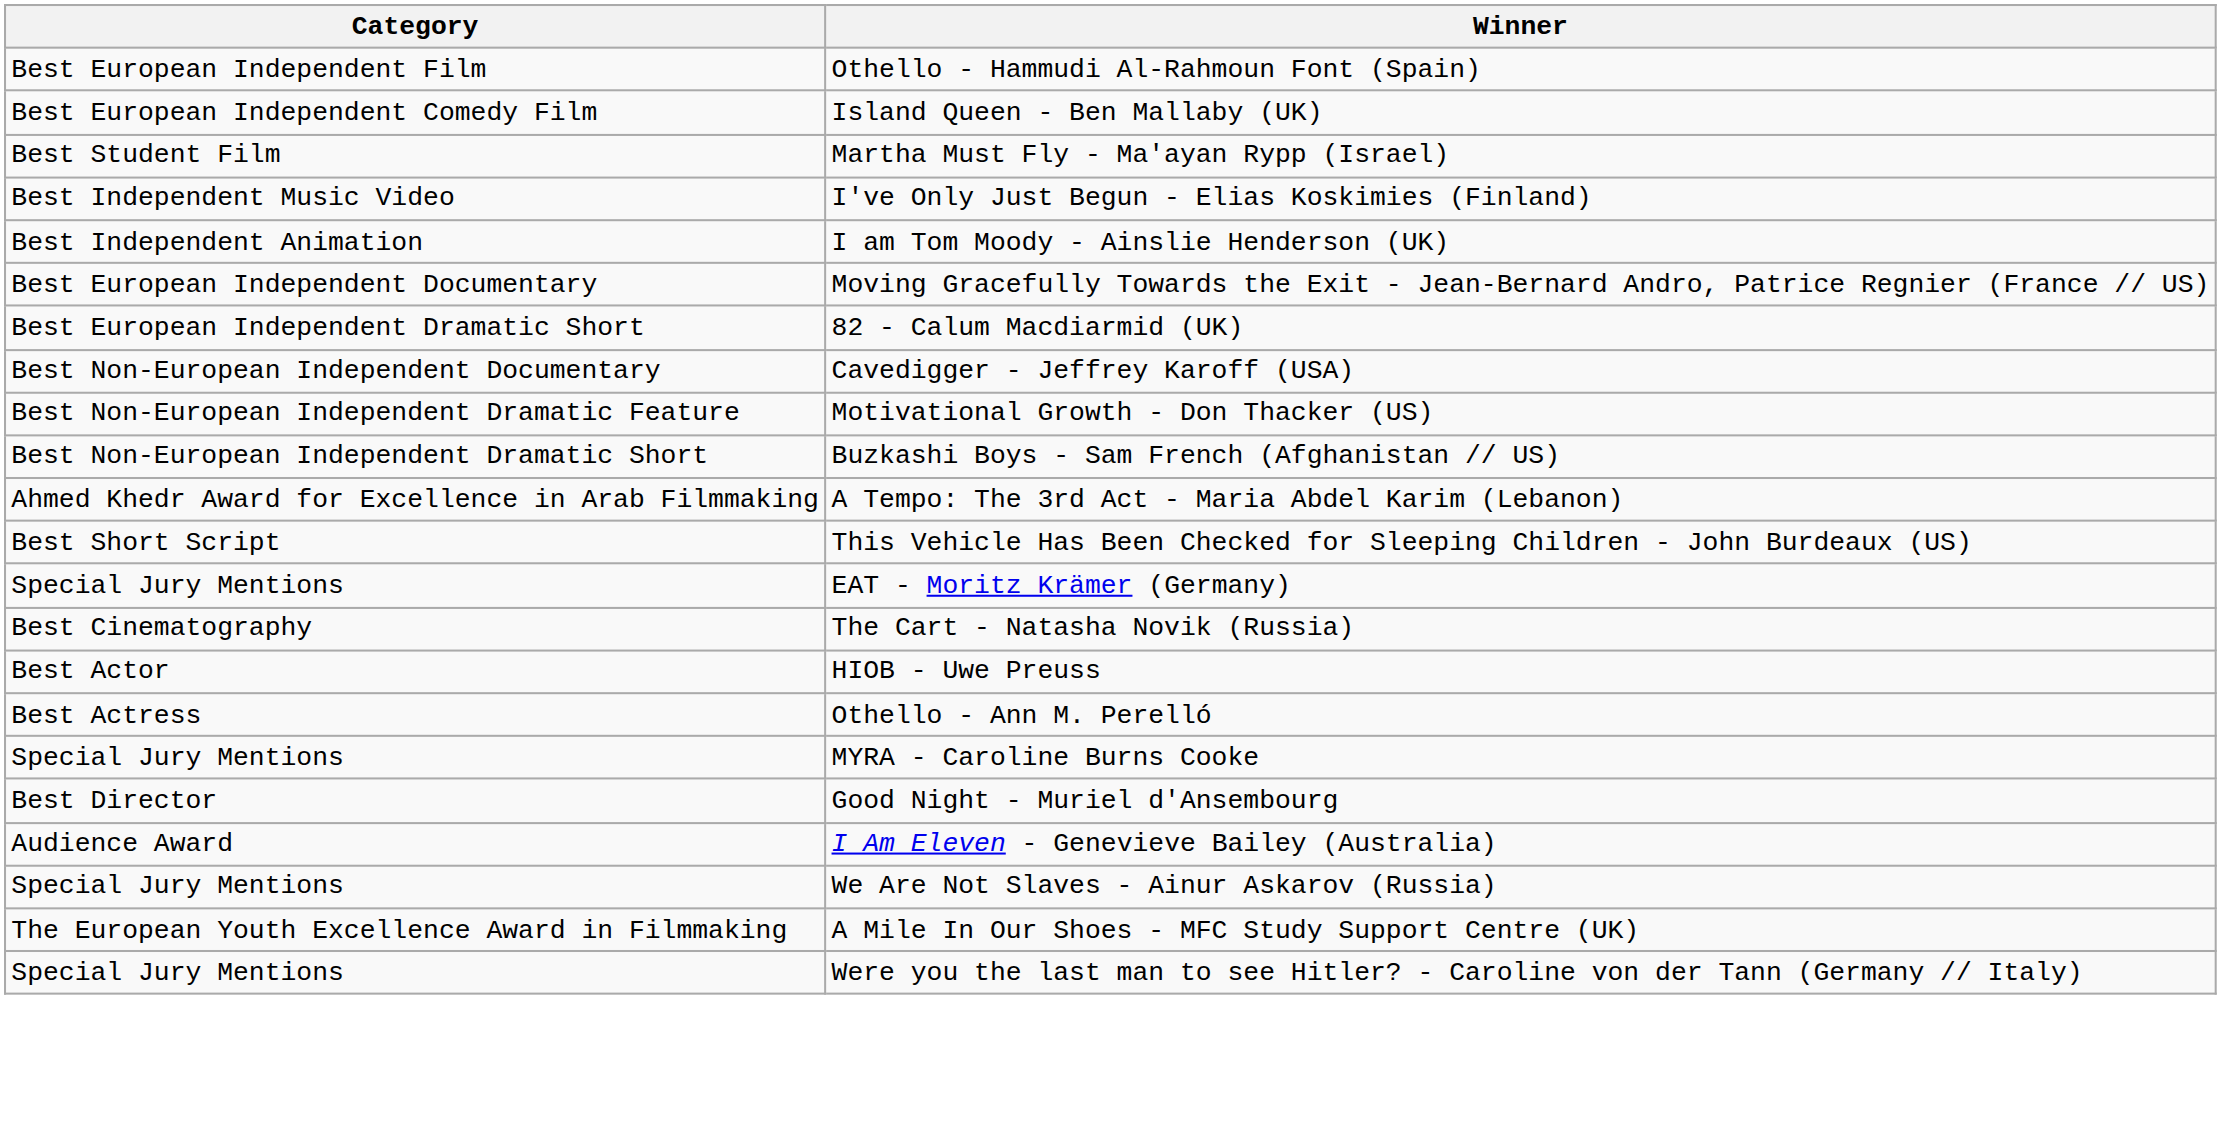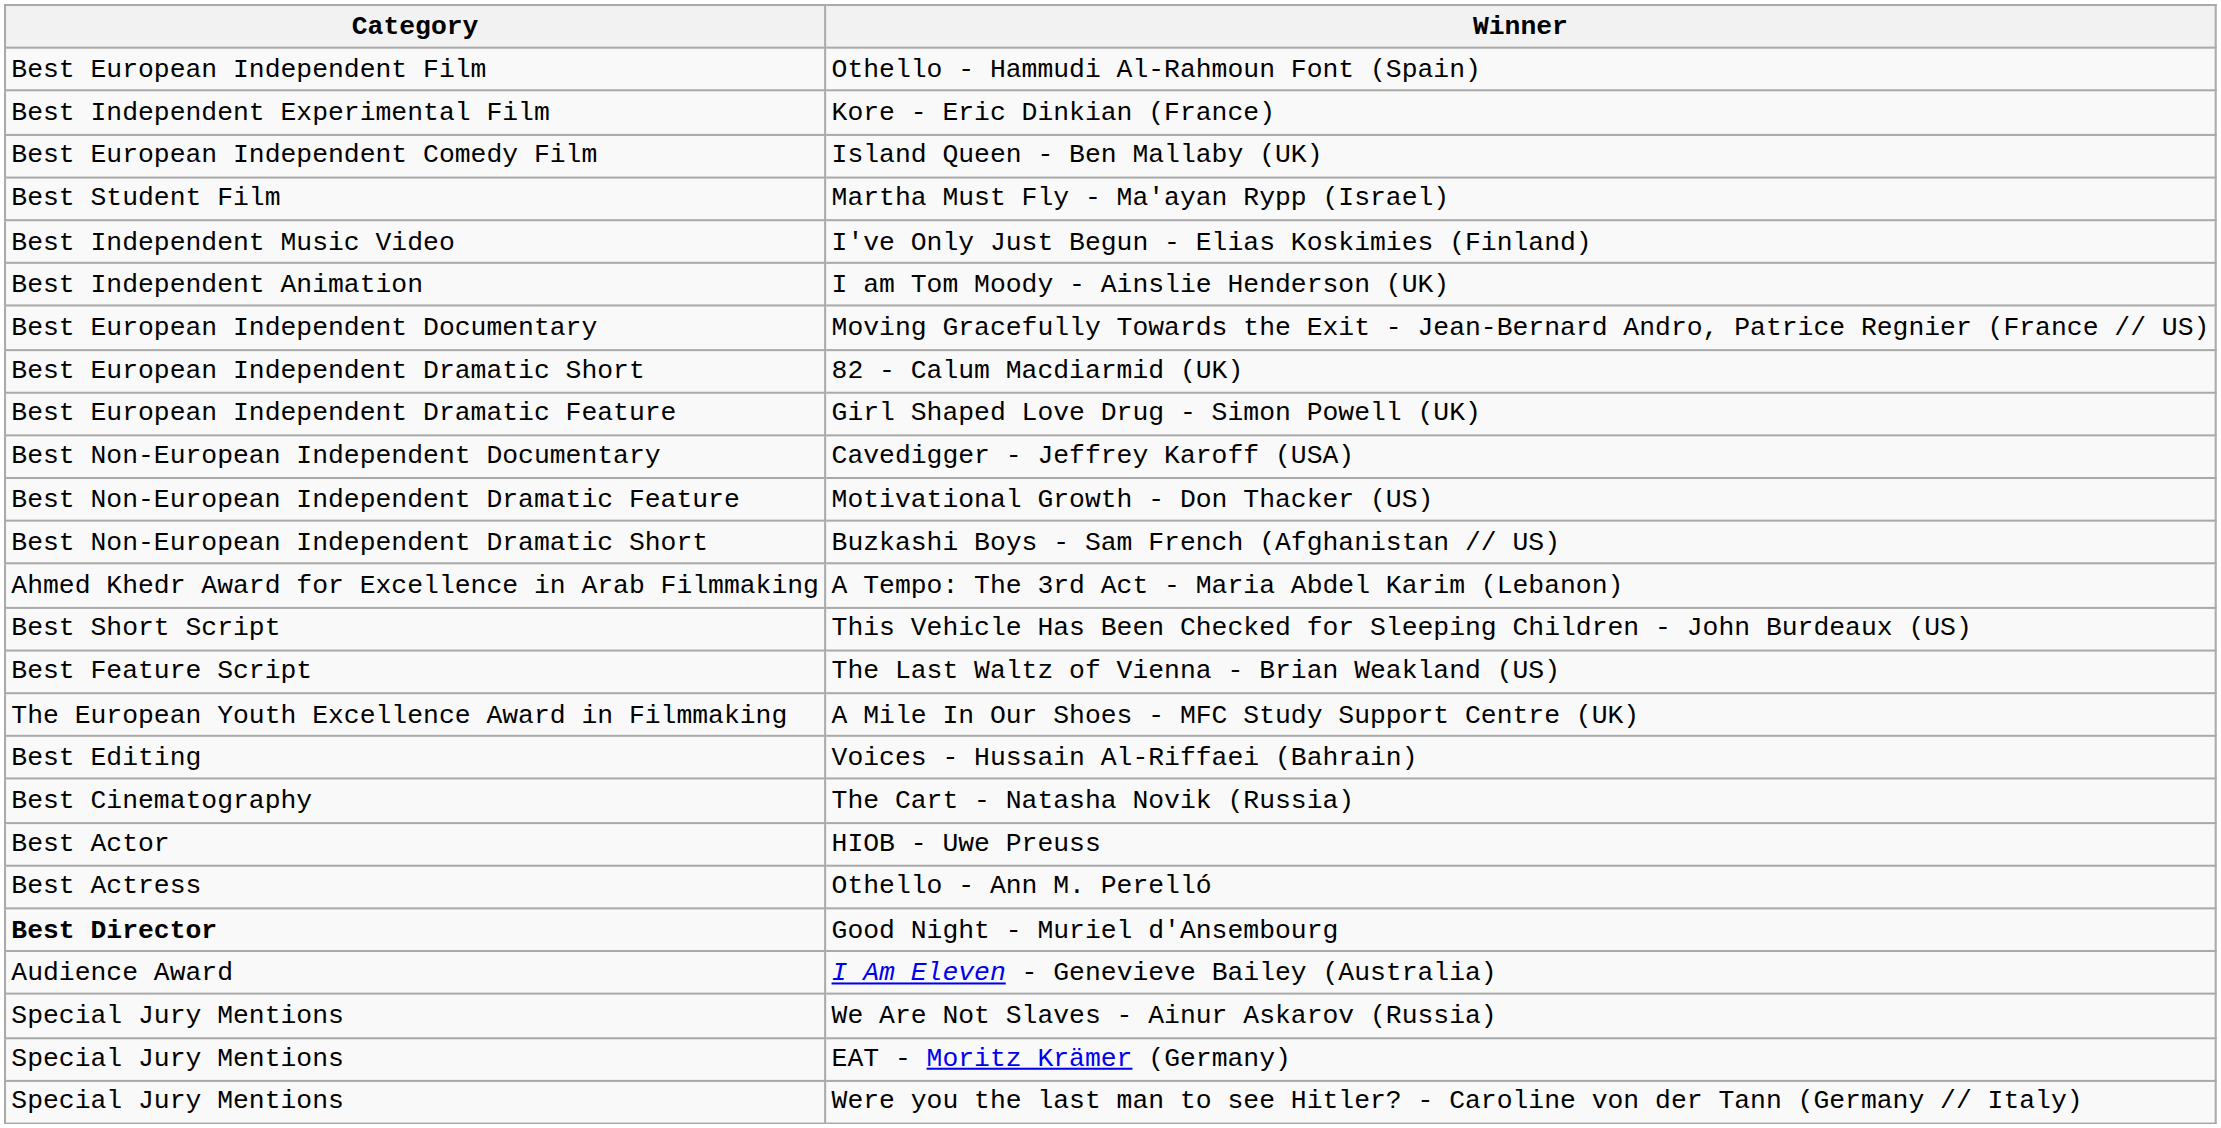+ row: (1053, 113)
+ row: (1156, 414)
+ row: (1196, 672)
rows swapped: (1235, 930) <-> (1061, 586)
+ row: (1125, 758)
- row: (1045, 758)
(114, 801) normal -> (114, 930) bold
